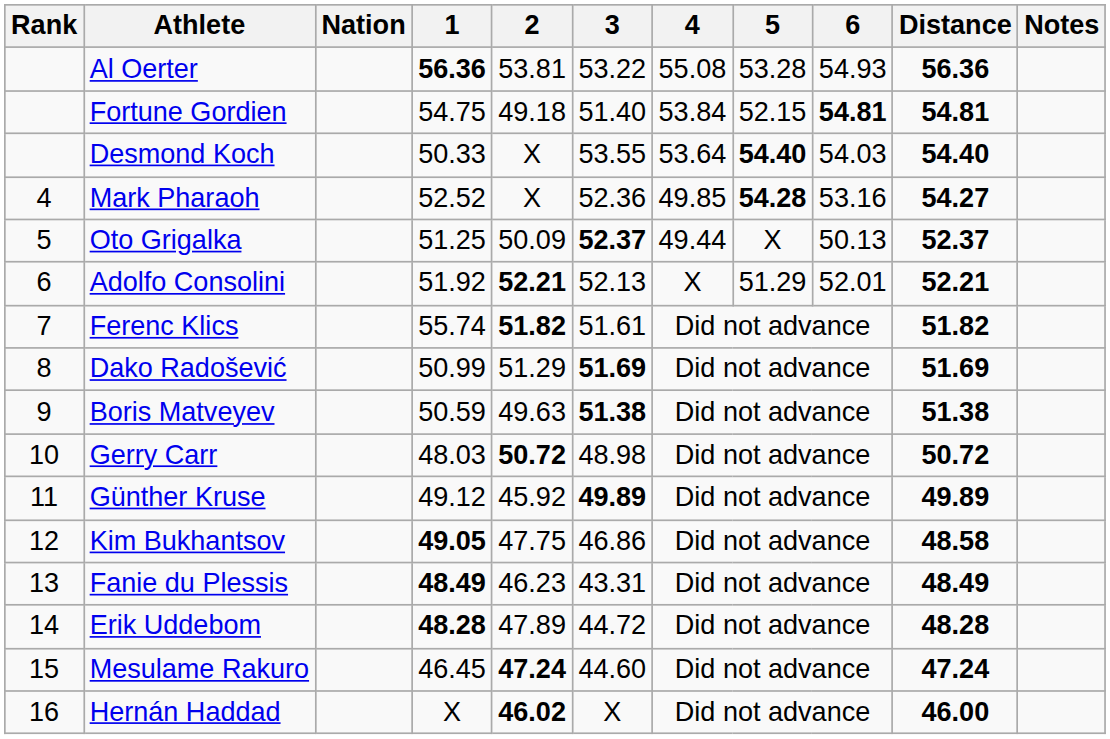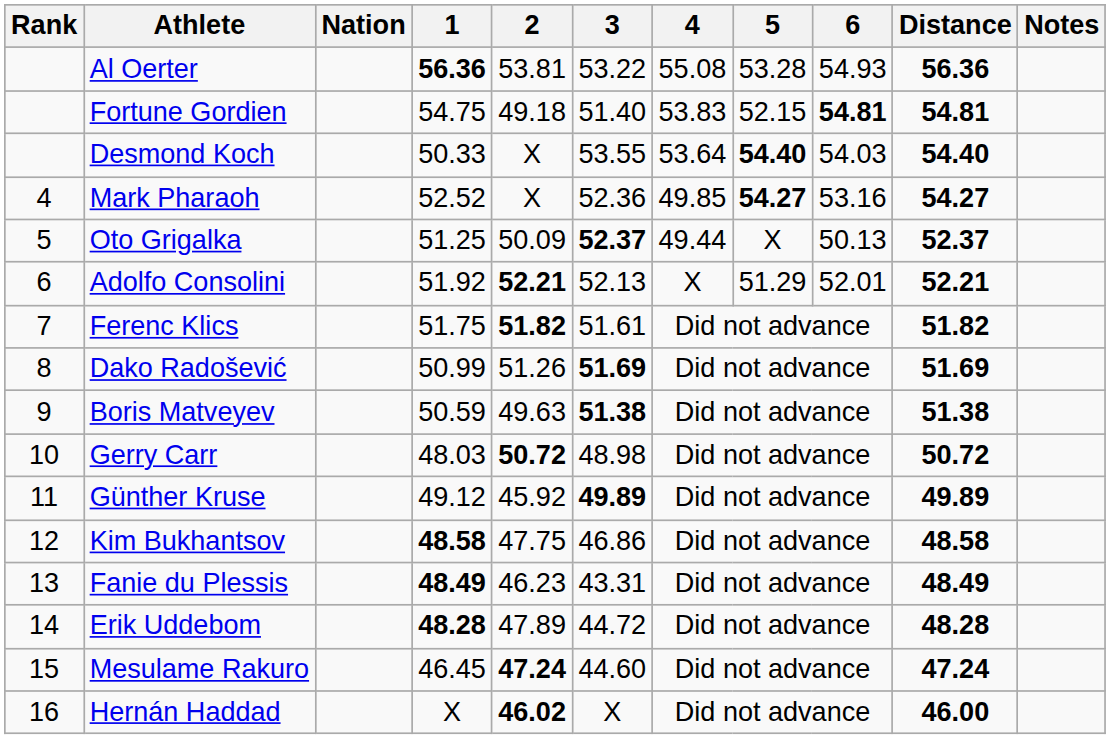(692, 111) 53.84 -> (692, 111) 53.83
(773, 197) 54.28 -> (773, 197) 54.27
(452, 326) 55.74 -> (452, 326) 51.75
(532, 369) 51.29 -> (532, 369) 51.26
(452, 540) 49.05 -> (452, 540) 48.58
